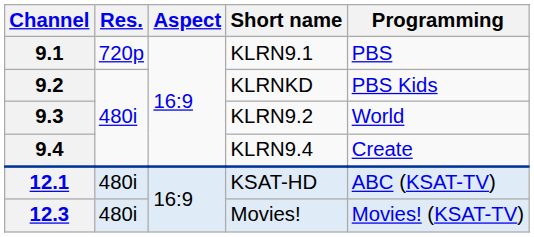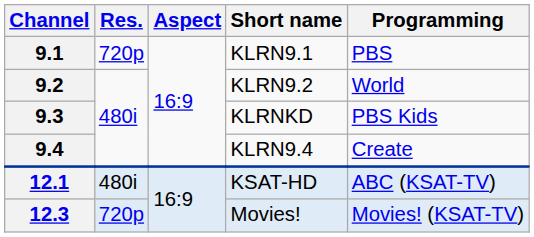(272, 85) KLRNKD -> (272, 85) KLRN9.2
(395, 85) PBS Kids -> (378, 85) World
(272, 117) KLRN9.2 -> (272, 117) KLRNKD
(378, 117) World -> (395, 117) PBS Kids
(118, 215) 480i -> (121, 215) 720p
